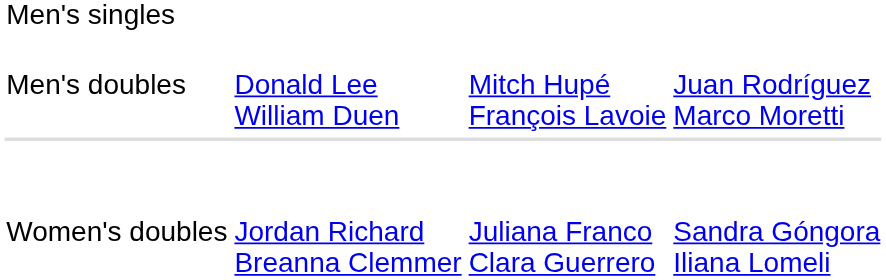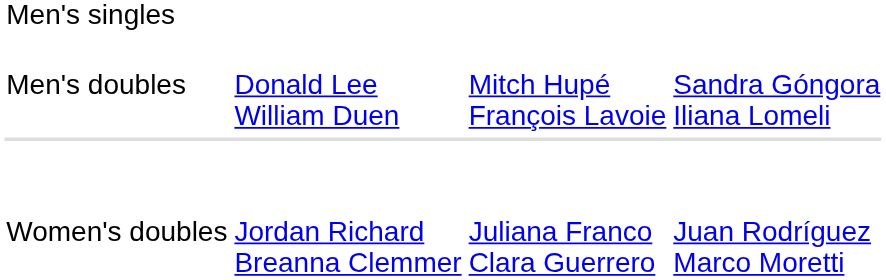(772, 100) Juan Rodríguez Marco Moretti -> (777, 100) Sandra Góngora Iliana Lomeli
(777, 247) Sandra Góngora Iliana Lomeli -> (772, 247) Juan Rodríguez Marco Moretti
